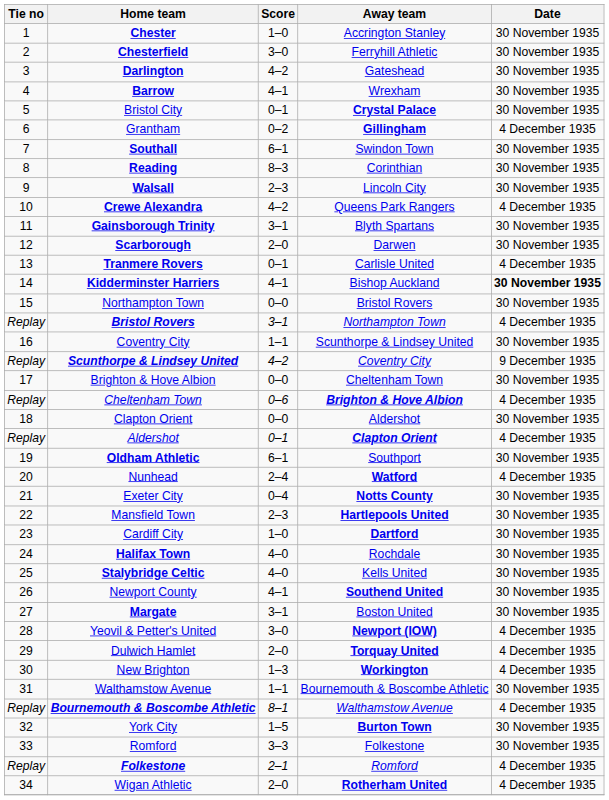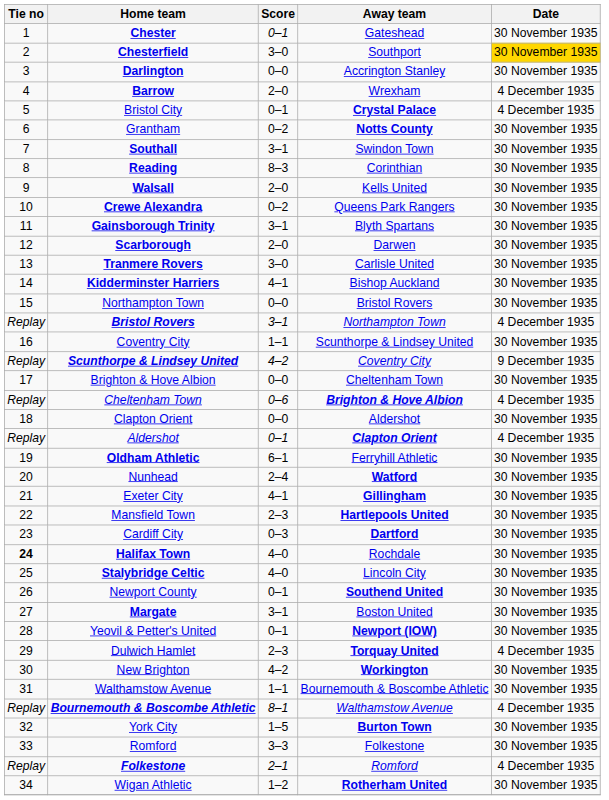(278, 33) 1–0 -> (278, 33) 0–1
(395, 33) Accrington Stanley -> (395, 33) Gateshead
(395, 52) Ferryhill Athletic -> (395, 52) Southport
(547, 52) no background -> (546, 52) gold background
(278, 71) 4–2 -> (278, 71) 0–0
(395, 71) Gateshead -> (395, 71) Accrington Stanley
(278, 91) 4–1 -> (278, 91) 2–0
(547, 91) 30 November 1935 -> (546, 91) 4 December 1935
(547, 110) 30 November 1935 -> (546, 110) 4 December 1935
(395, 129) Gillingham -> (395, 129) Notts County
(547, 129) 4 December 1935 -> (546, 129) 30 November 1935
(278, 149) 6–1 -> (278, 149) 3–1
(278, 187) 2–3 -> (278, 187) 2–0
(395, 187) Lincoln City -> (395, 187) Kells United
(278, 206) 4–2 -> (278, 206) 0–2
(547, 206) 4 December 1935 -> (546, 206) 30 November 1935
(278, 264) 0–1 -> (278, 264) 3–0
(547, 264) 4 December 1935 -> (546, 264) 30 November 1935
(547, 284) bold -> (546, 284) normal
(395, 457) Southport -> (395, 457) Ferryhill Athletic
(547, 476) 4 December 1935 -> (546, 476) 30 November 1935
(278, 496) 0–4 -> (278, 496) 4–1
(395, 496) Notts County -> (395, 496) Gillingham
(278, 534) 1–0 -> (278, 534) 0–3
(26, 554) normal -> (26, 554) bold
(395, 573) Kells United -> (395, 573) Lincoln City
(278, 592) 4–1 -> (278, 592) 0–1
(278, 631) 3–0 -> (278, 631) 0–1
(547, 631) 4 December 1935 -> (546, 631) 30 November 1935
(278, 650) 2–0 -> (278, 650) 2–3
(278, 669) 1–3 -> (278, 669) 4–2
(547, 669) 4 December 1935 -> (546, 669) 30 November 1935
(278, 785) 2–0 -> (278, 785) 1–2
(547, 785) 4 December 1935 -> (546, 785) 30 November 1935
